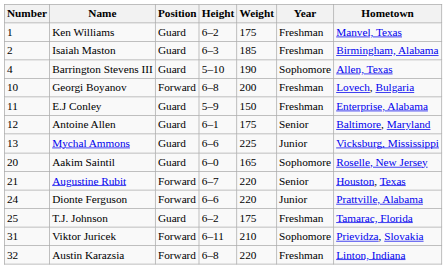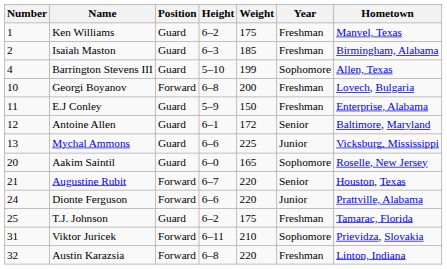(248, 69) 190 -> (248, 69) 199
(248, 125) 175 -> (248, 125) 172
